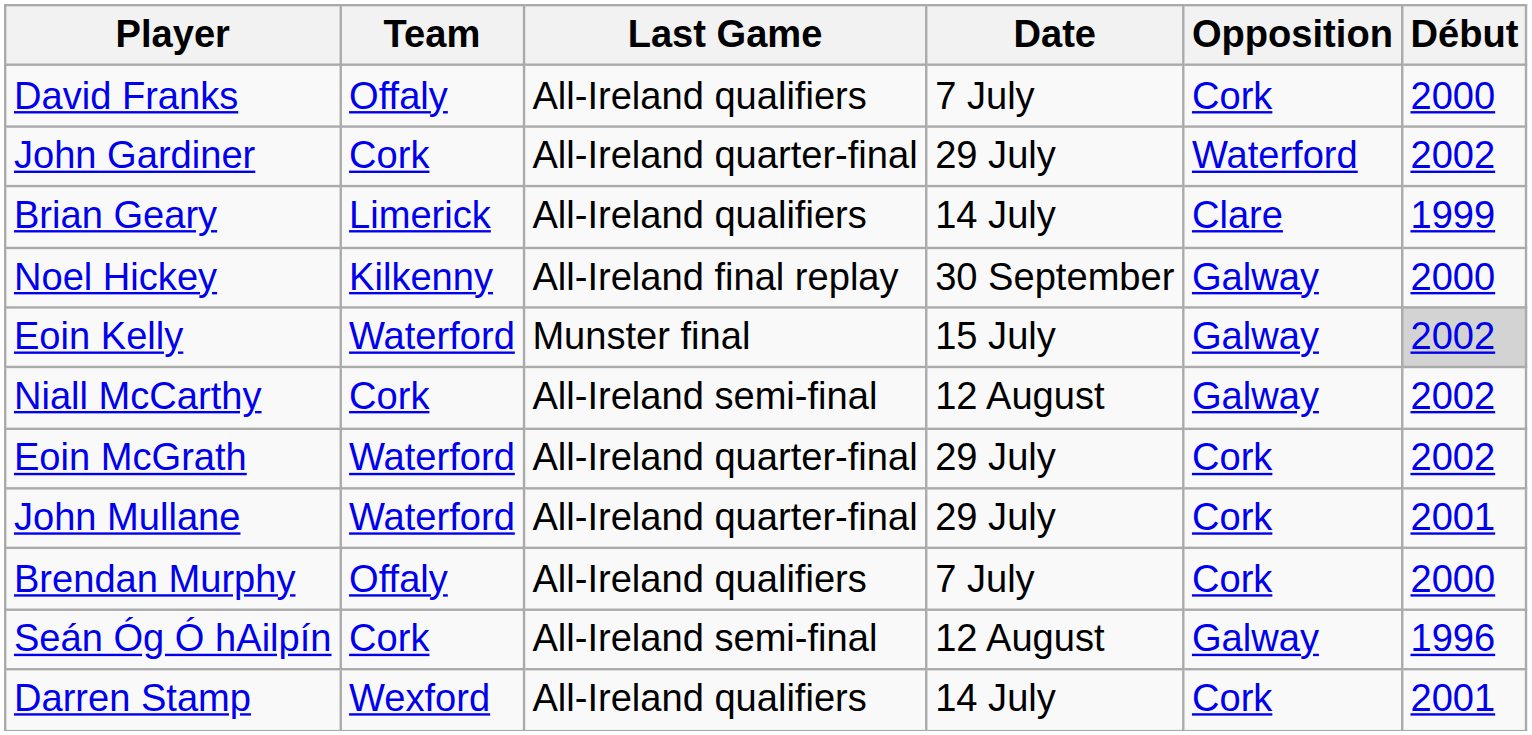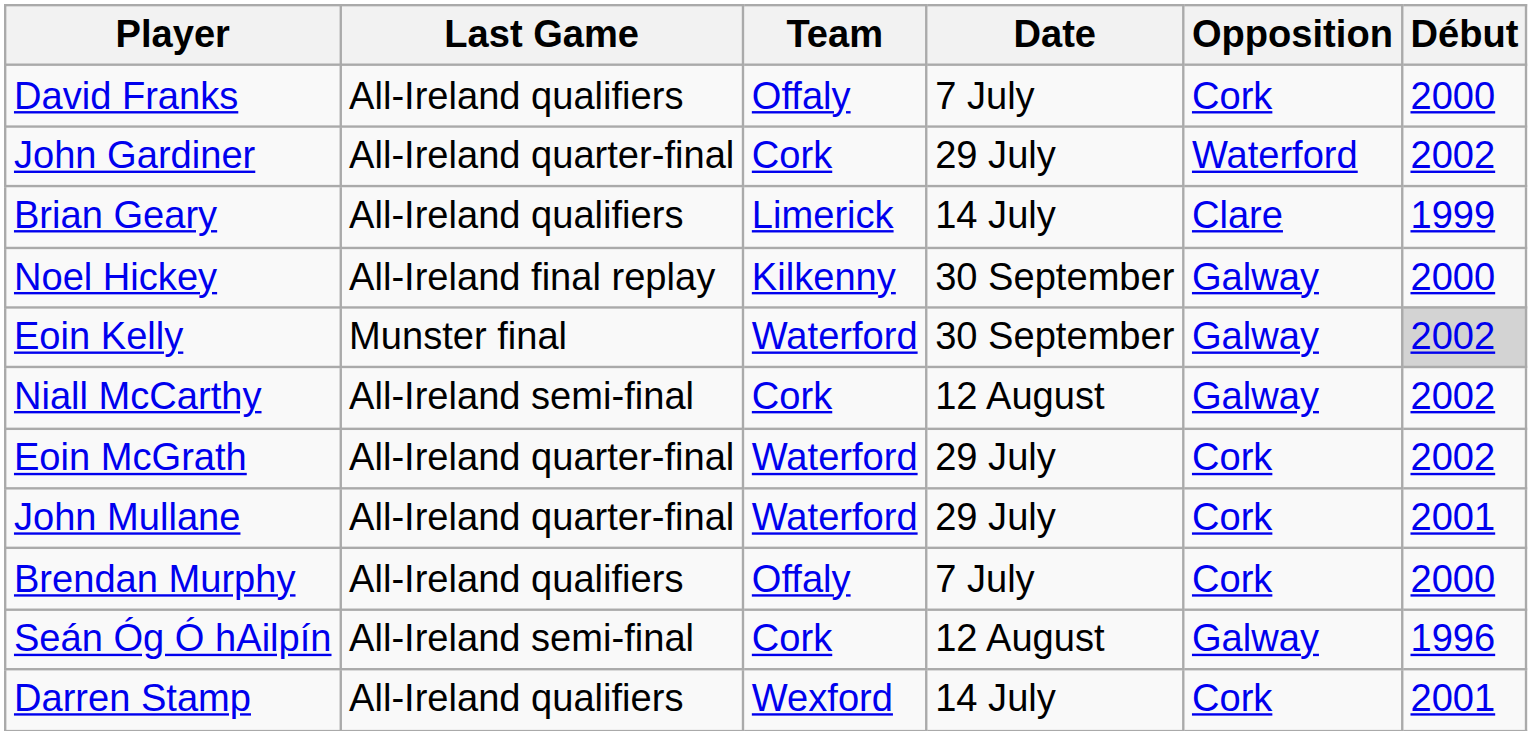columns swapped: (432, 34) <-> (725, 34)
(996, 336) 15 July -> (1055, 336) 30 September
